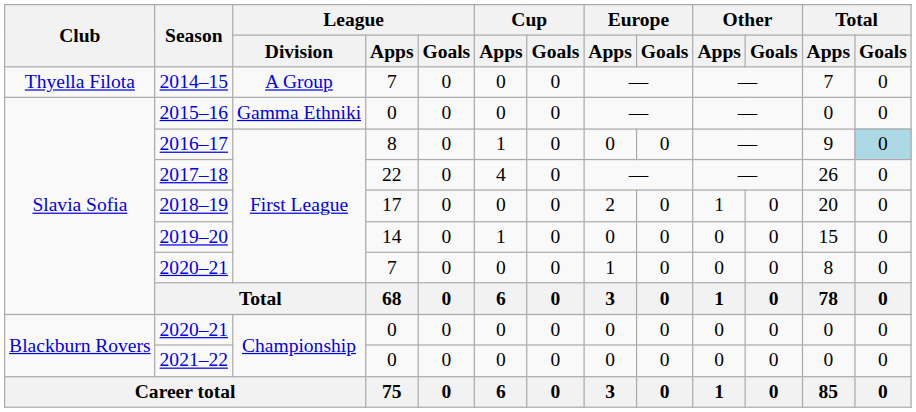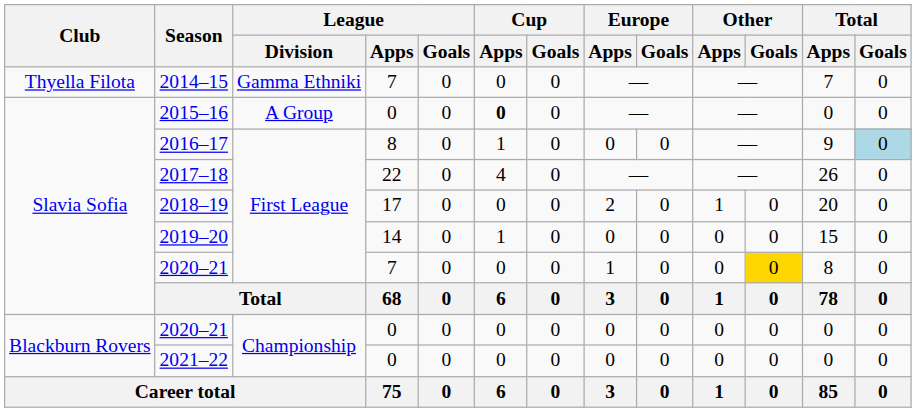(299, 81) A Group -> (299, 81) Gamma Ethniki
(299, 112) Gamma Ethniki -> (299, 112) A Group
(501, 112) normal -> (501, 112) bold
(774, 267) no background -> (774, 267) gold background
